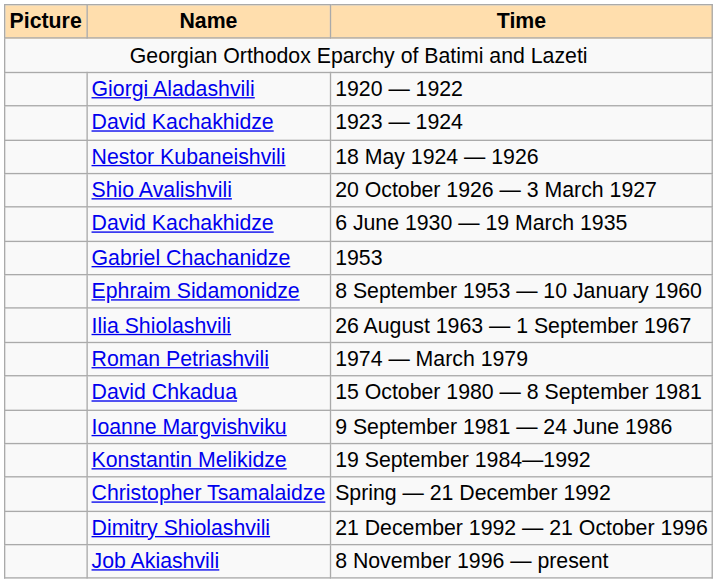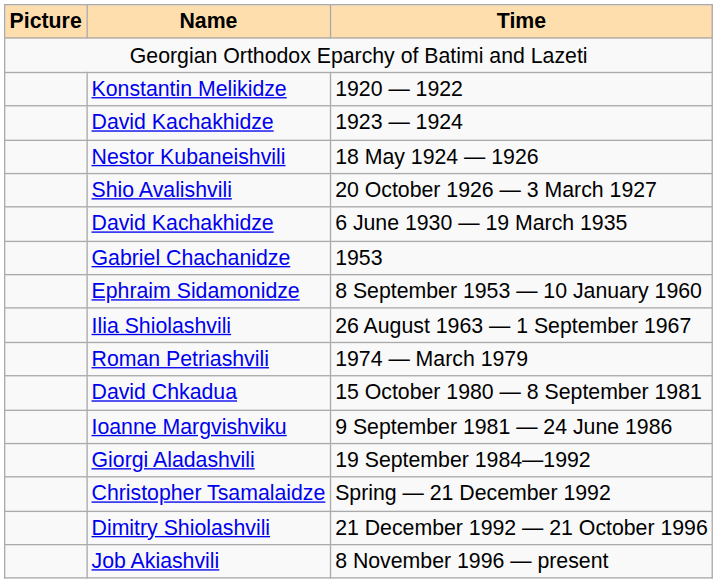(173, 88) Giorgi Aladashvili -> (189, 88) Konstantin Melikidze
(189, 460) Konstantin Melikidze -> (173, 460) Giorgi Aladashvili
